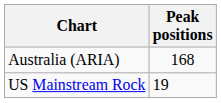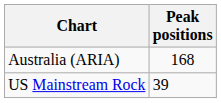(161, 85) 19 -> (161, 85) 39
